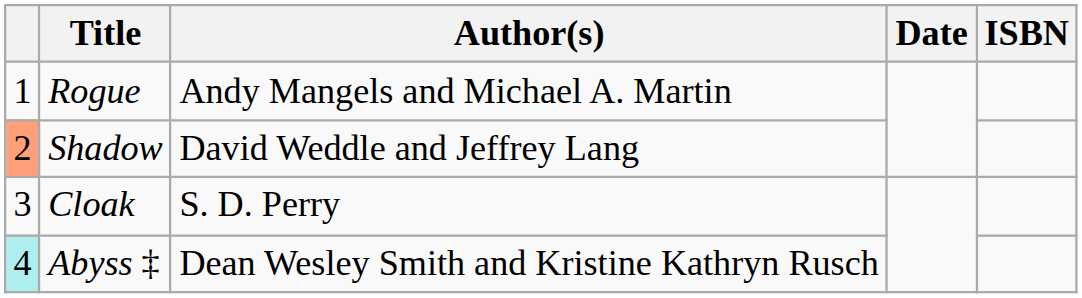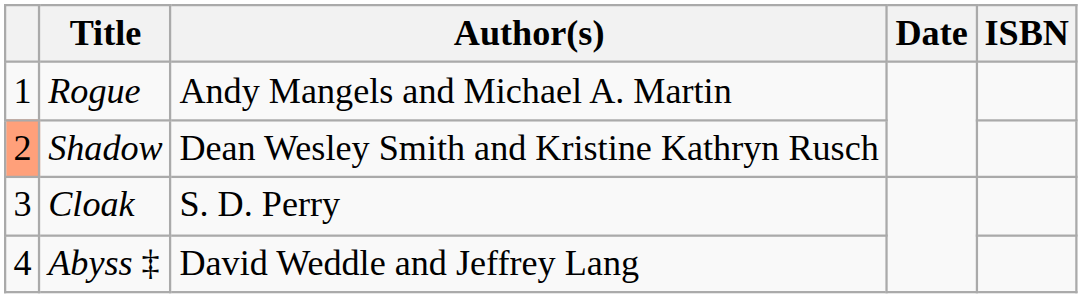(409, 147) David Weddle and Jeffrey Lang -> (529, 147) Dean Wesley Smith and Kristine Kathryn Rusch
(23, 262) paleturquoise background -> (23, 262) no background
(529, 262) Dean Wesley Smith and Kristine Kathryn Rusch -> (409, 262) David Weddle and Jeffrey Lang
